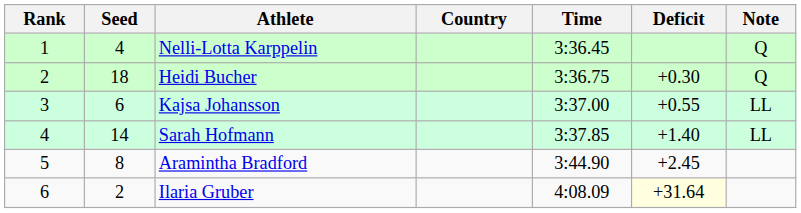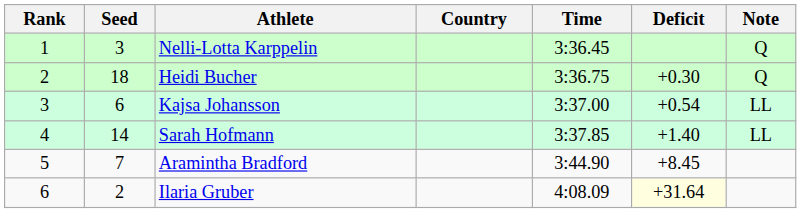(119, 47) 4 -> (119, 47) 3
(679, 105) +0.55 -> (679, 105) +0.54
(119, 163) 8 -> (119, 163) 7
(679, 163) +2.45 -> (679, 163) +8.45
